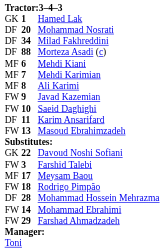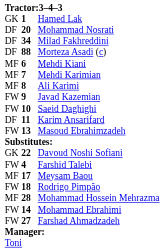(24, 164) 3 -> (24, 164) 4
(11, 198) DF -> (12, 198) MF
(26, 220) 29 -> (26, 220) 27
